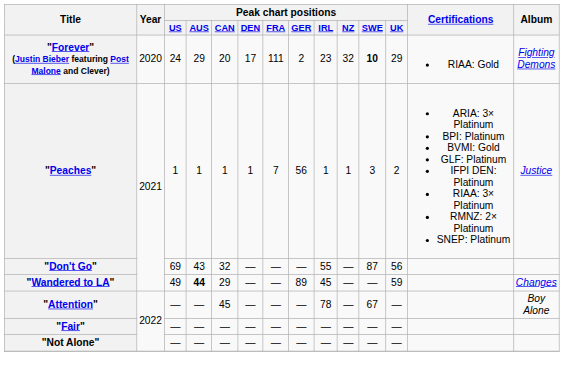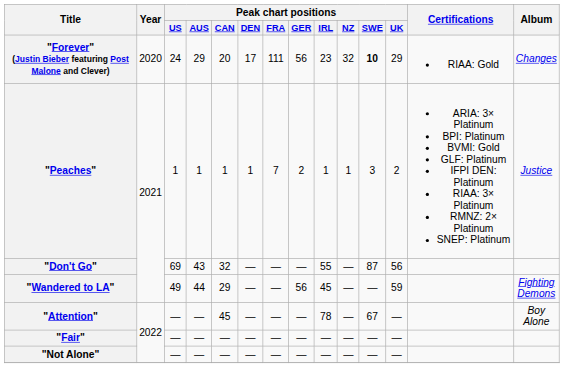(301, 59) 2 -> (301, 59) 56
(536, 59) Fighting Demons -> (536, 59) Changes
(301, 171) 56 -> (301, 171) 2
(199, 282) bold -> (199, 288) normal
(301, 282) 89 -> (301, 288) 56
(536, 282) Changes -> (536, 288) Fighting Demons
